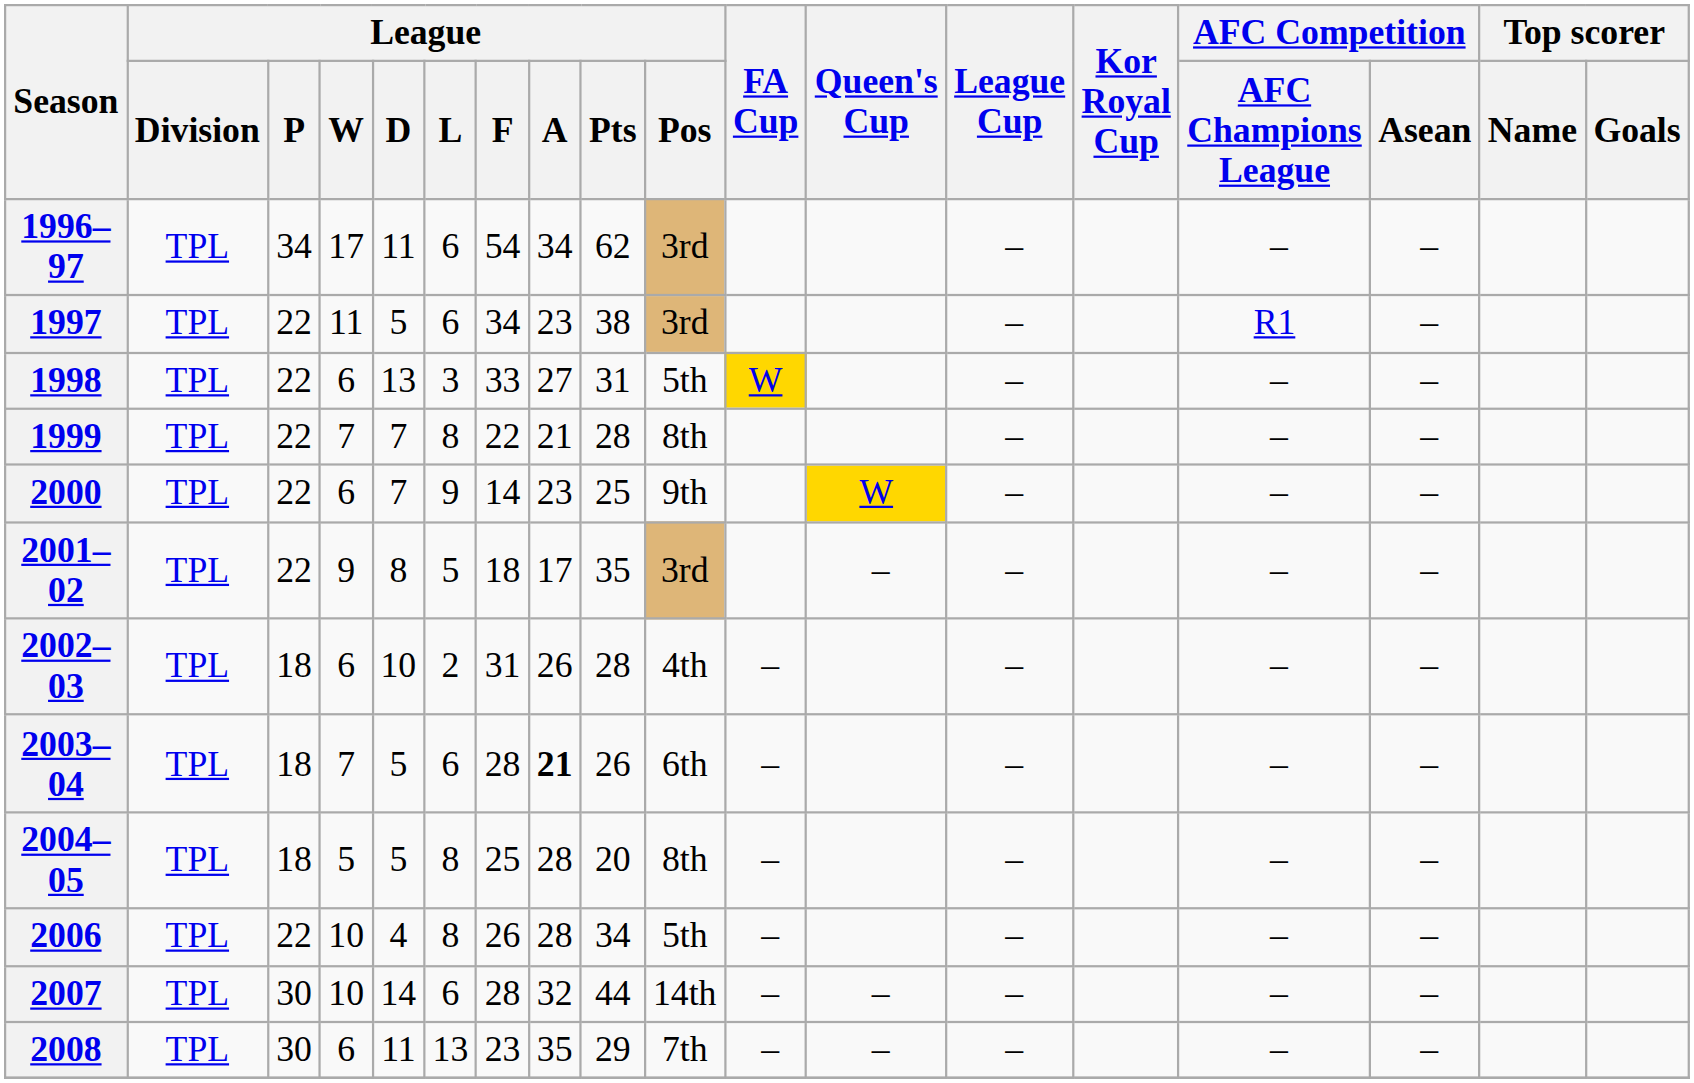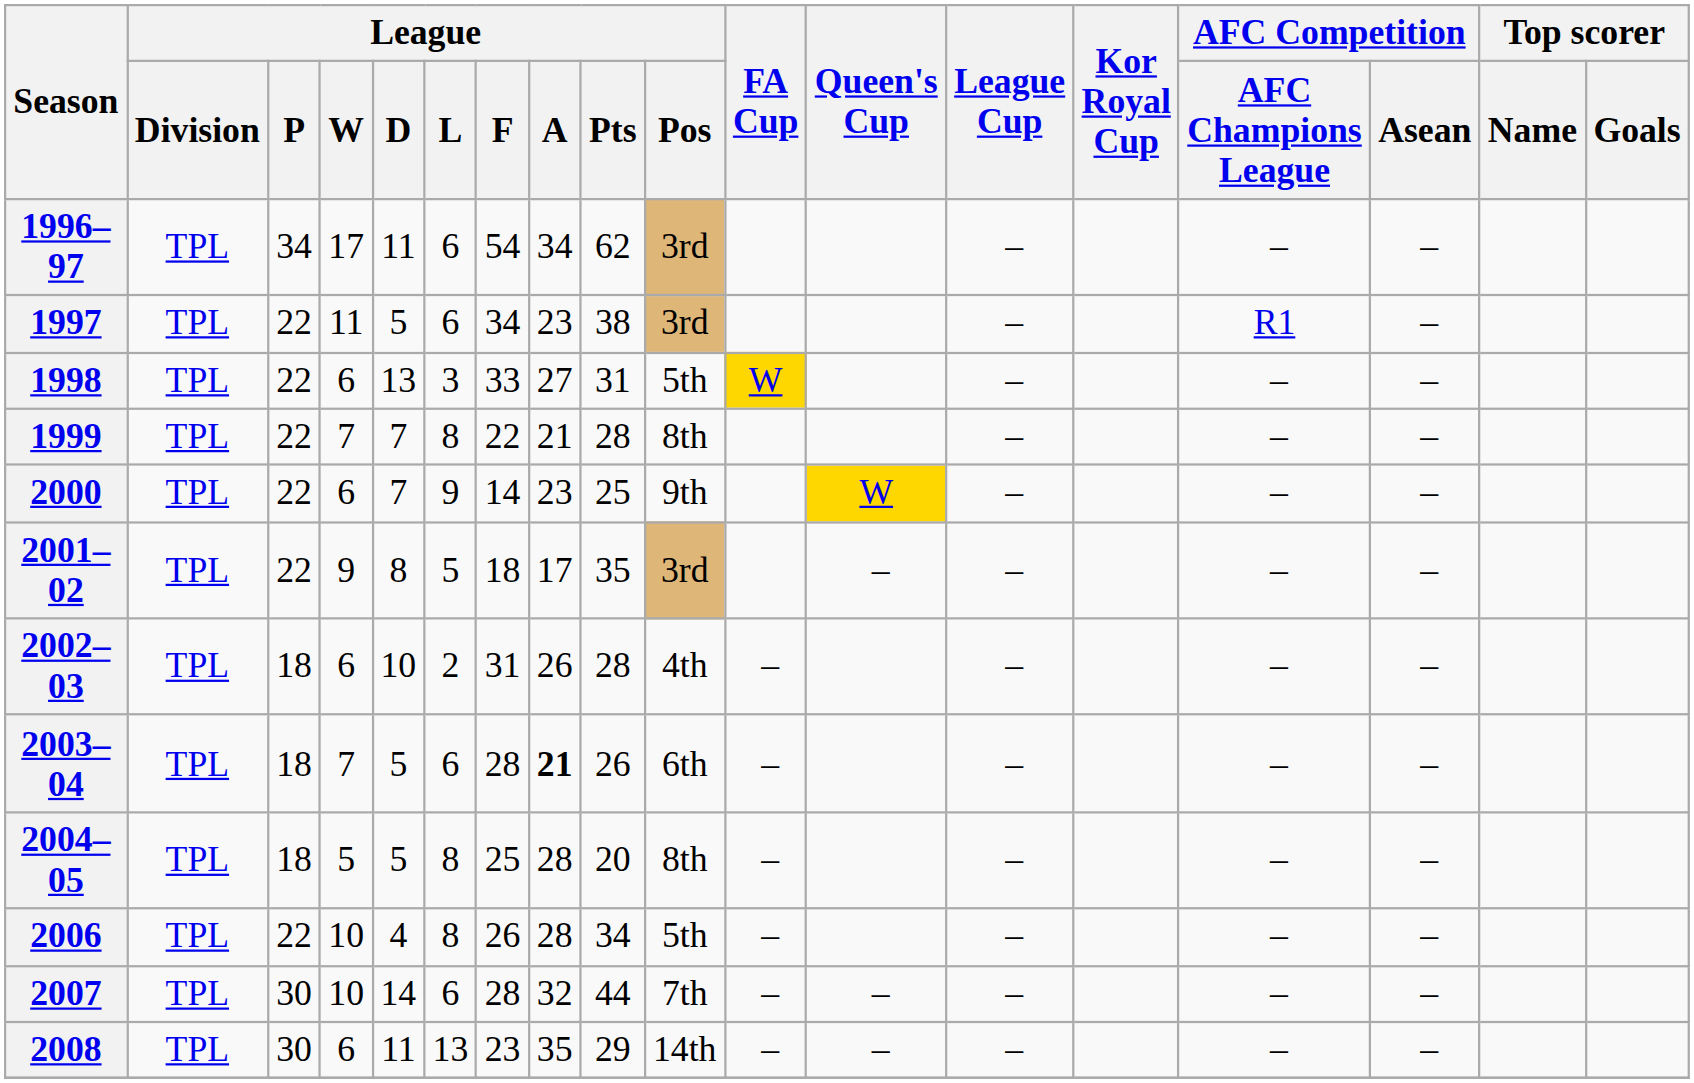(685, 992) 14th -> (685, 992) 7th
(685, 1049) 7th -> (685, 1049) 14th
